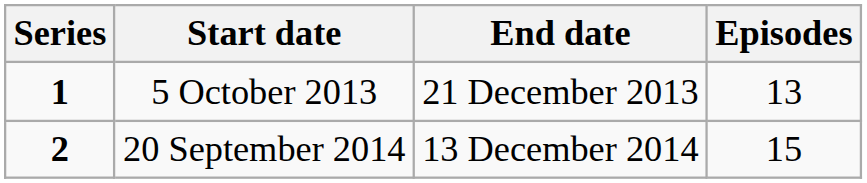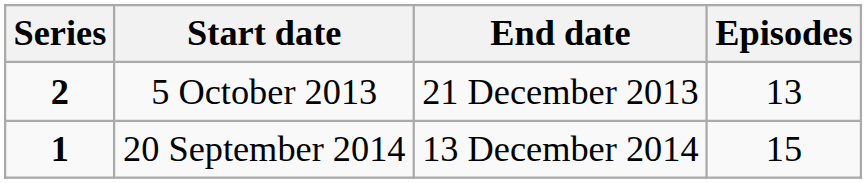(60, 90) 1 -> (60, 90) 2
(60, 148) 2 -> (60, 148) 1
